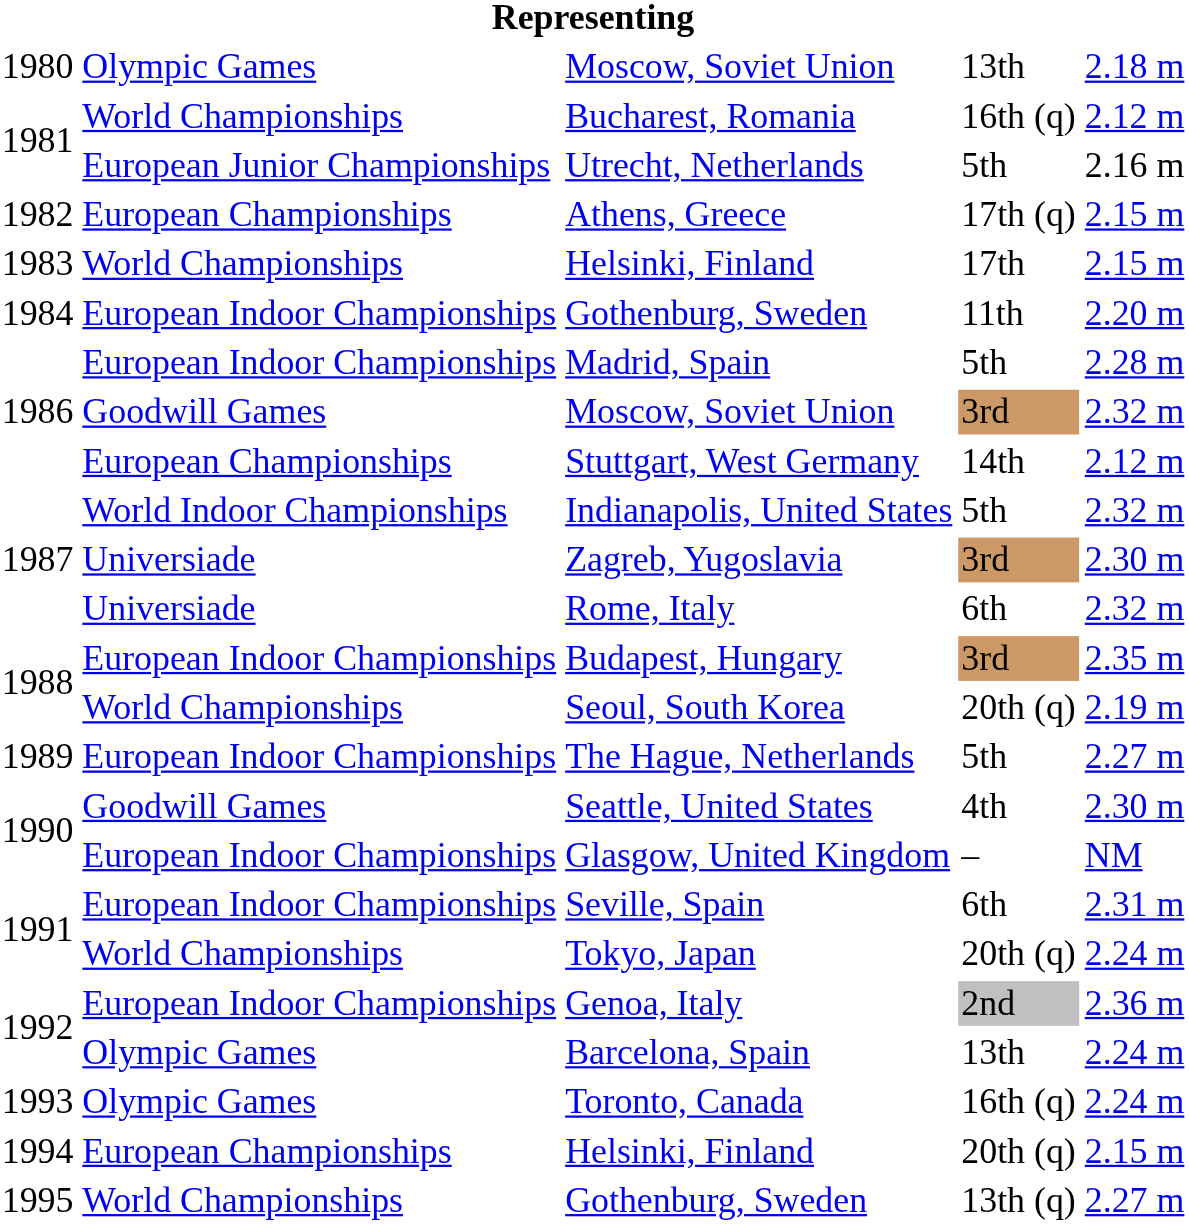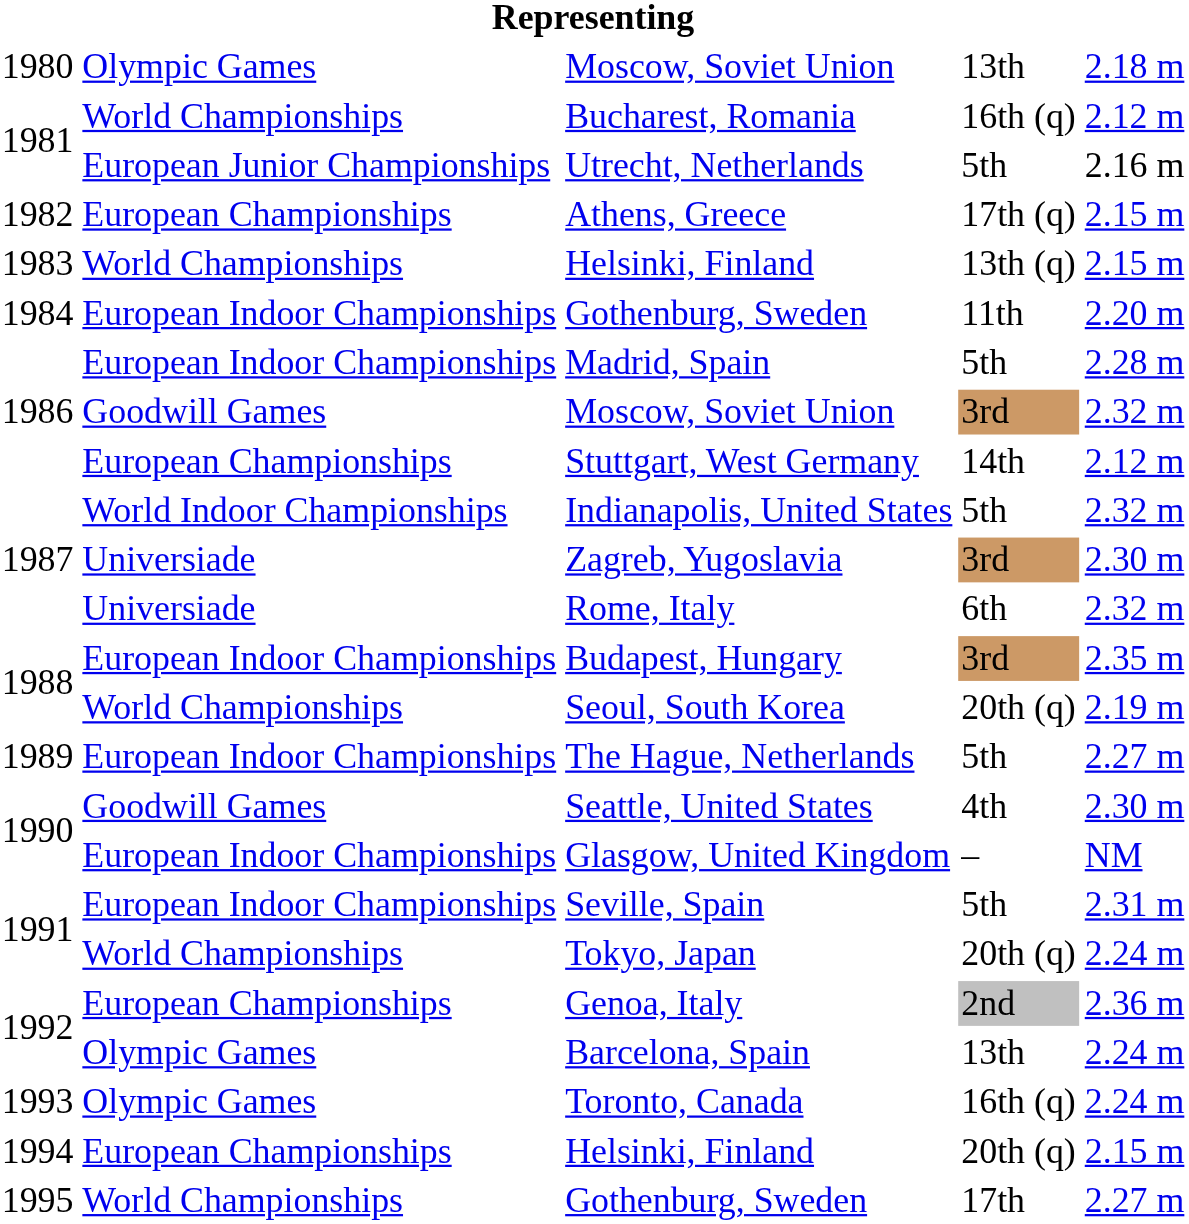(993, 263) 17th -> (1019, 263) 13th (q)
(984, 904) 6th -> (984, 904) 5th
(319, 1002) European Indoor Championships -> (267, 1002) European Championships
(1019, 1199) 13th (q) -> (993, 1199) 17th
